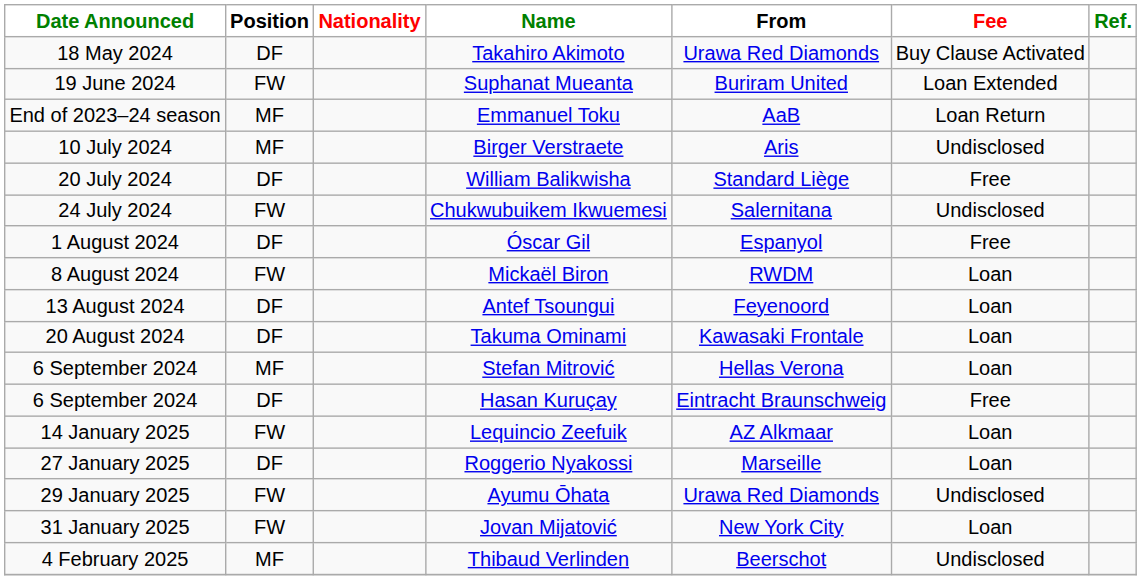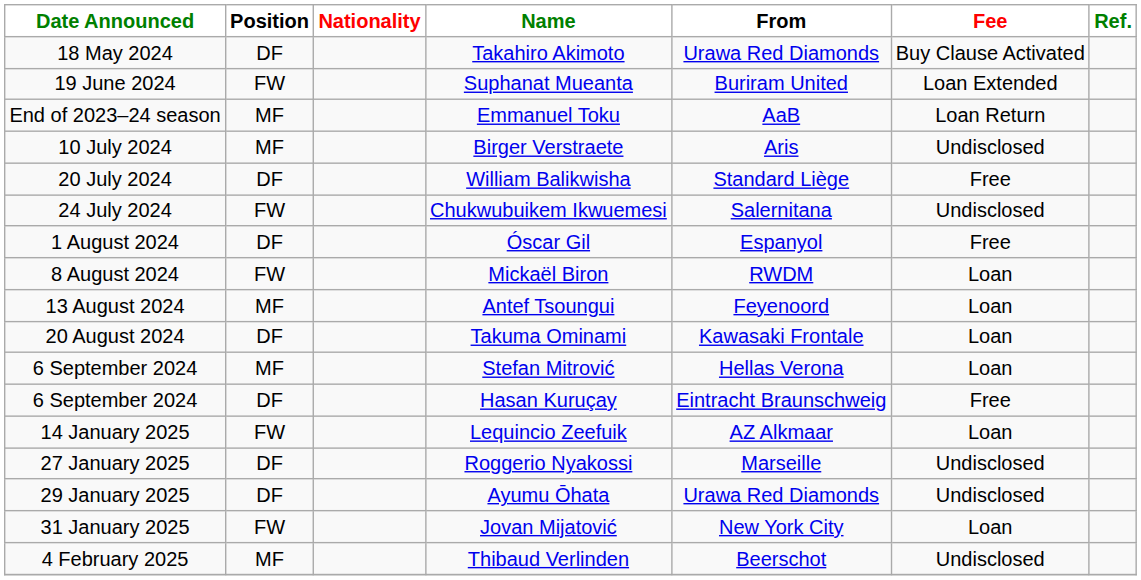(270, 305) DF -> (270, 305) MF
(990, 464) Loan -> (990, 464) Undisclosed
(270, 495) FW -> (270, 495) DF
